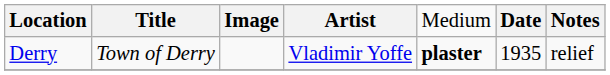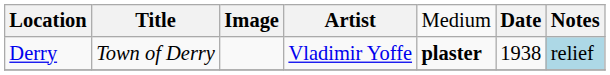(521, 53) 1935 -> (521, 53) 1938
(572, 53) no background -> (572, 53) lightblue background
